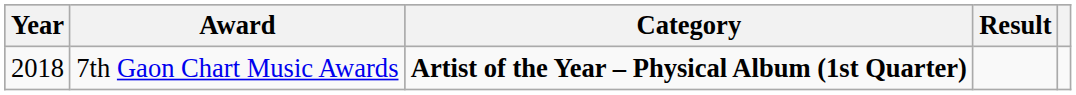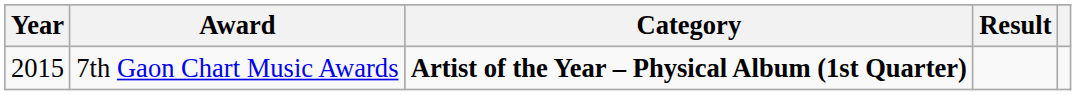(38, 67) 2018 -> (38, 67) 2015
